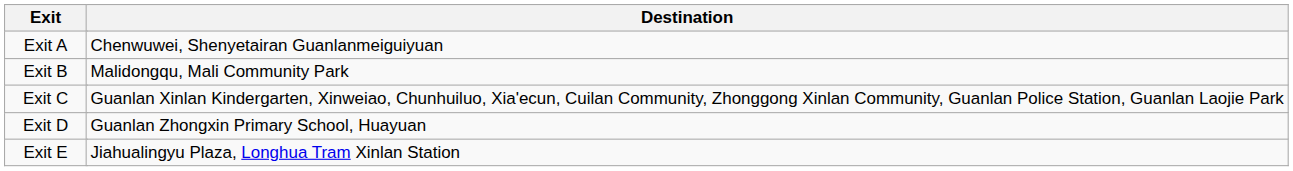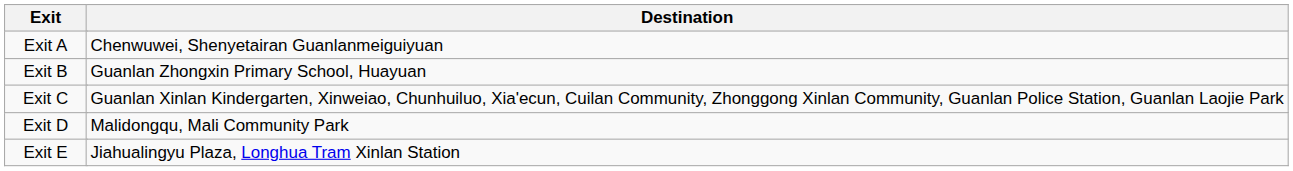(220, 71) Malidongqu, Mali Community Park -> (258, 71) Guanlan Zhongxin Primary School, Huayuan
(258, 125) Guanlan Zhongxin Primary School, Huayuan -> (220, 125) Malidongqu, Mali Community Park
